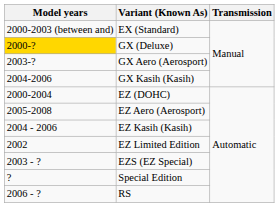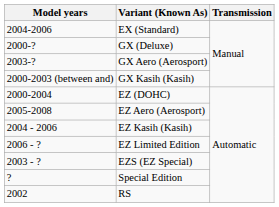(60, 29) 2000-2003 (between and) -> (29, 29) 2004-2006
(21, 45) gold background -> (21, 45) no background
(29, 78) 2004-2006 -> (60, 78) 2000-2003 (between and)
(17, 144) 2002 -> (24, 144) 2006 - ?
(24, 194) 2006 - ? -> (17, 194) 2002
